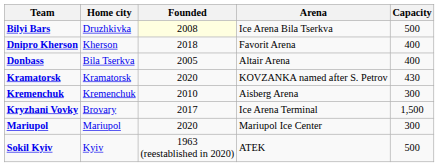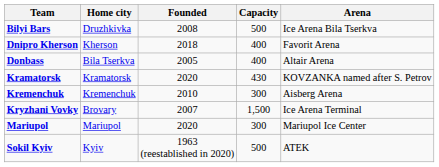columns swapped: (313, 12) <-> (412, 12)
(187, 28) lightyellow background -> (187, 28) no background
(187, 110) 2017 -> (187, 110) 2007
